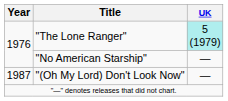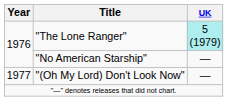(19, 76) 1987 -> (19, 76) 1977
